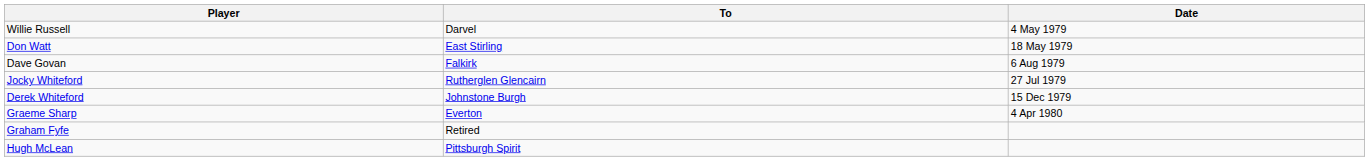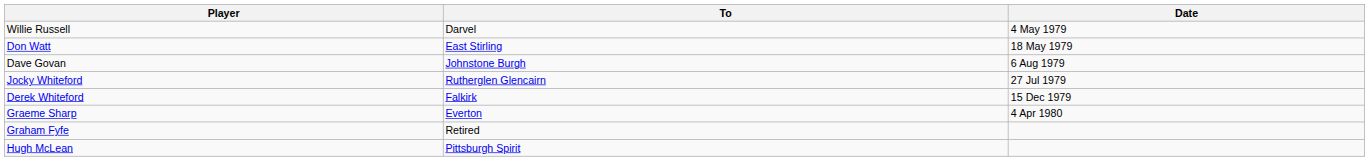(461, 63) Falkirk -> (486, 63) Johnstone Burgh
(486, 97) Johnstone Burgh -> (461, 97) Falkirk
